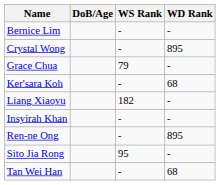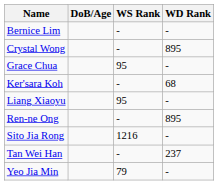(123, 66) 79 -> (122, 66) 95
(126, 101) 182 -> (122, 101) 95
- row: (37, 118)
(123, 153) 95 -> (127, 136) 1216
(172, 171) 68 -> (173, 153) 237
+ row: (33, 171)
